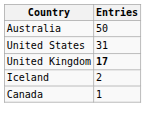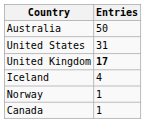(99, 78) 2 -> (99, 78) 4
+ row: (25, 94)
